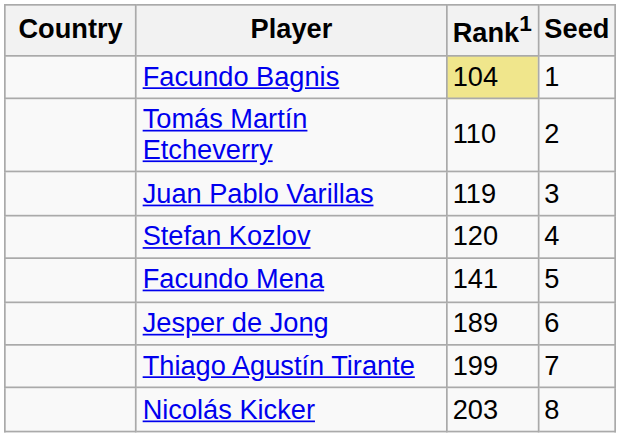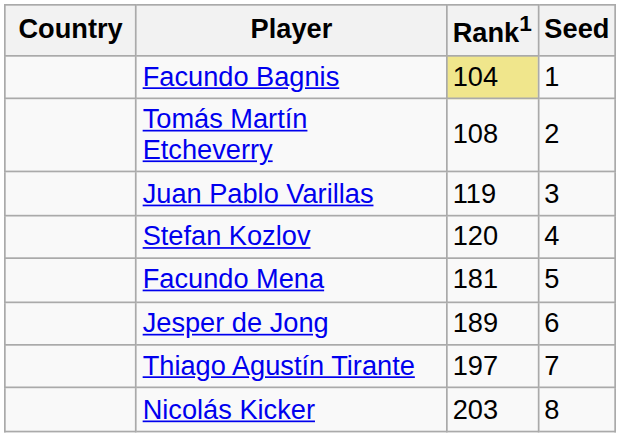(474, 135) 110 -> (475, 135) 108
(475, 279) 141 -> (475, 279) 181
(475, 365) 199 -> (475, 365) 197
